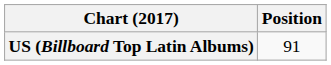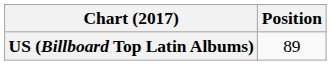(292, 45) 91 -> (292, 45) 89
